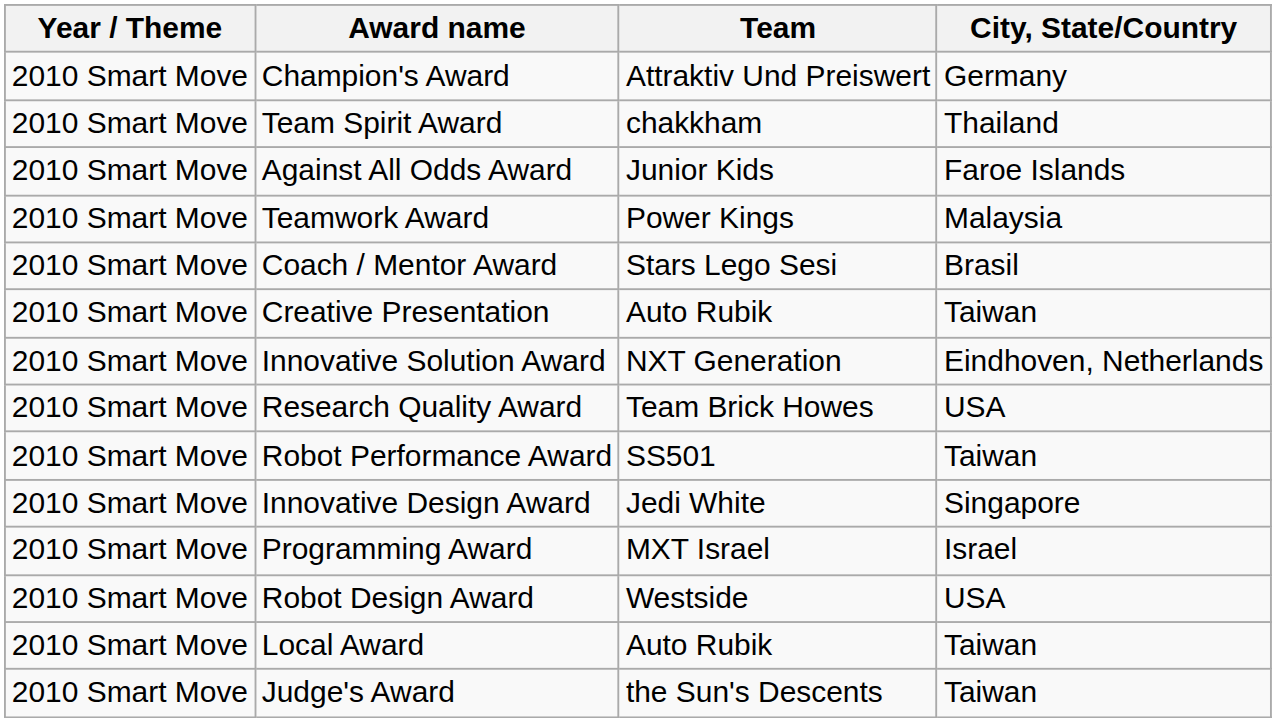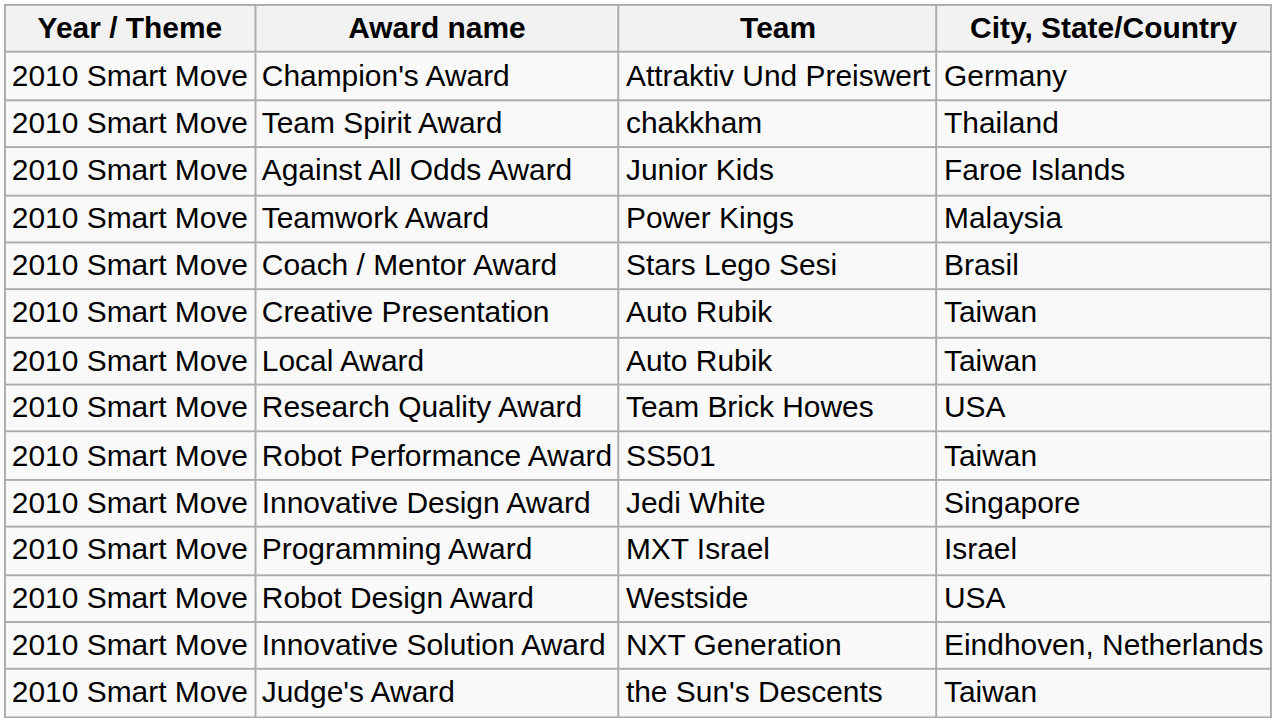rows swapped: (434, 360) <-> (343, 645)
